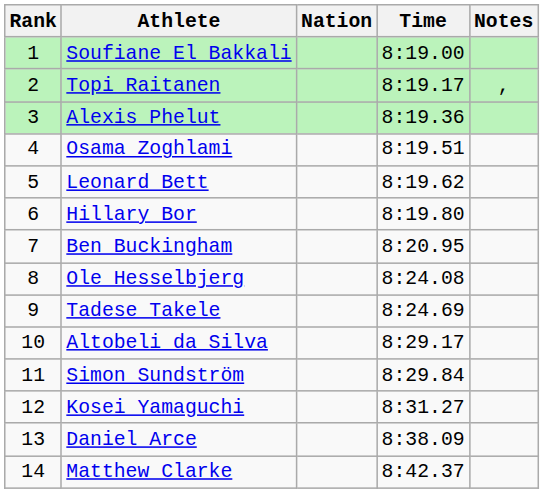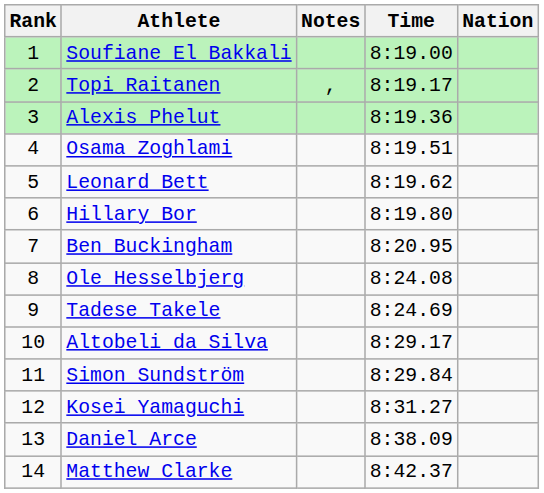columns swapped: (337, 21) <-> (504, 21)
